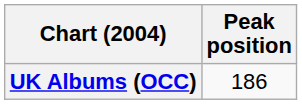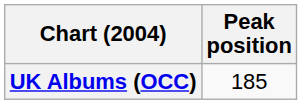(249, 81) 186 -> (249, 81) 185
